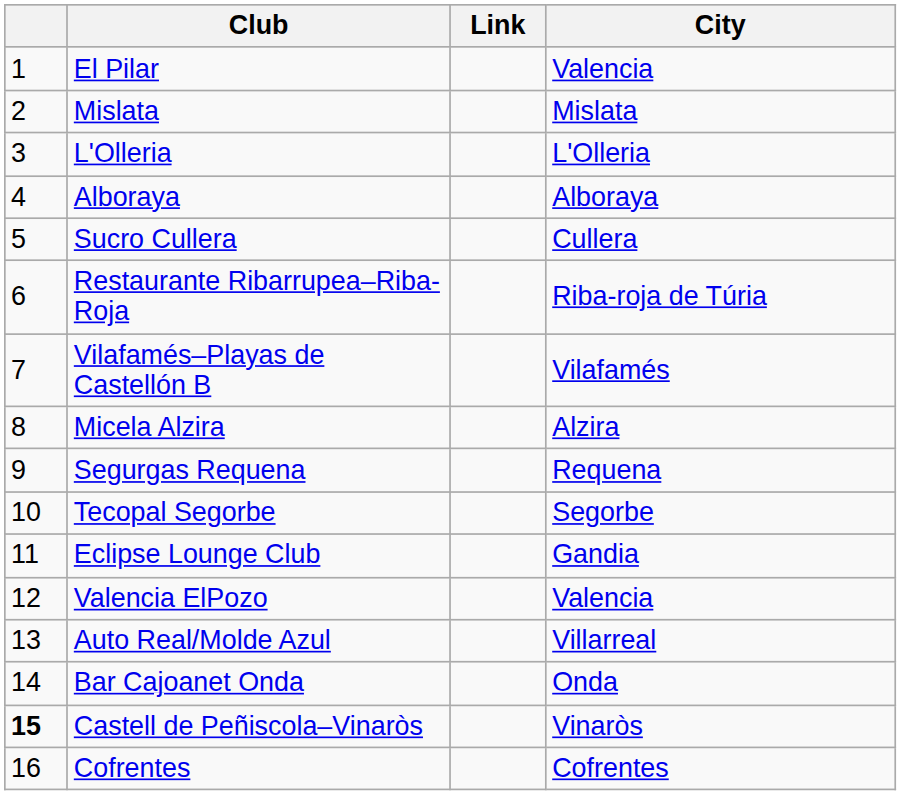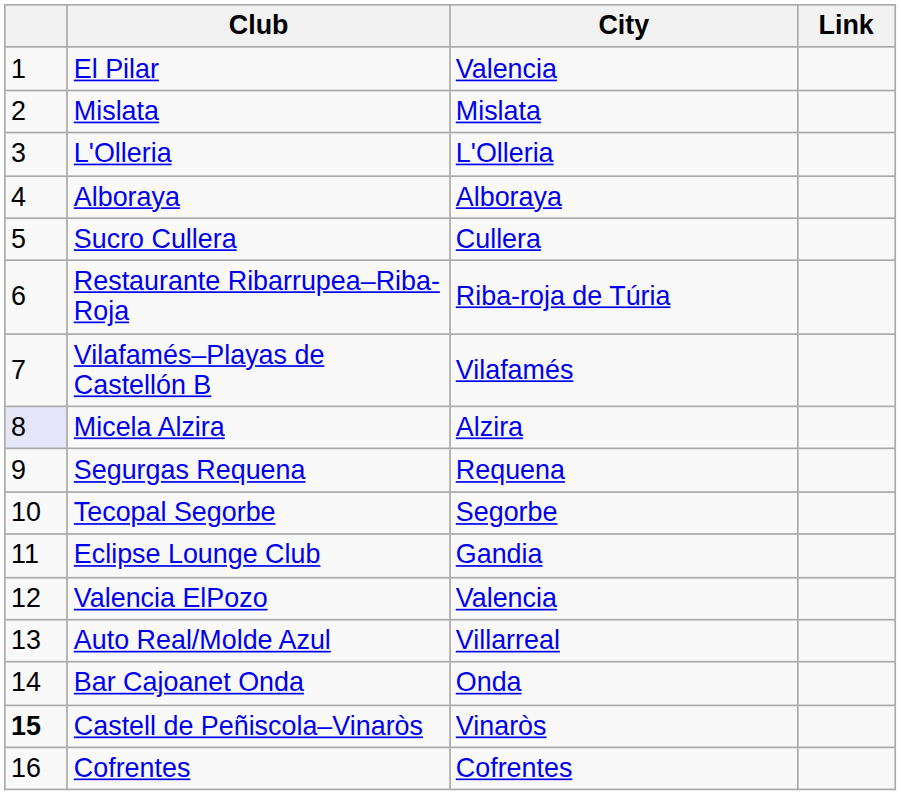columns swapped: (720, 25) <-> (498, 25)
(19, 427) no background -> (19, 427) lavender background
